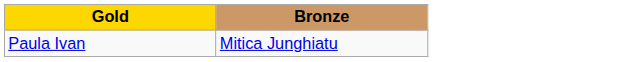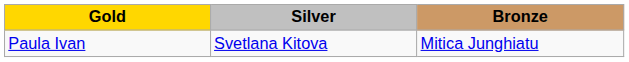+ column: (314, 17)
